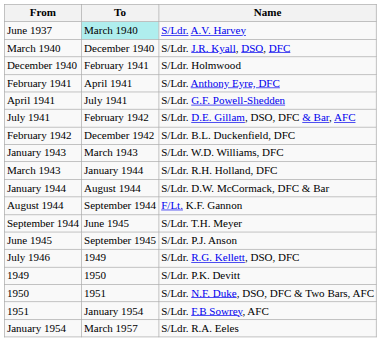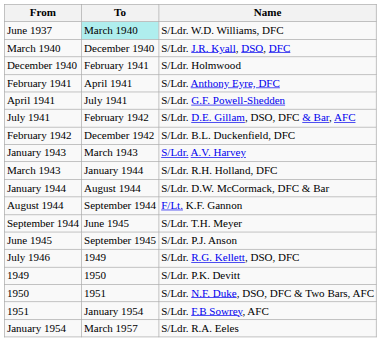(204, 30) S/Ldr. A.V. Harvey -> (222, 30) S/Ldr. W.D. Williams, DFC
(222, 153) S/Ldr. W.D. Williams, DFC -> (204, 153) S/Ldr. A.V. Harvey
